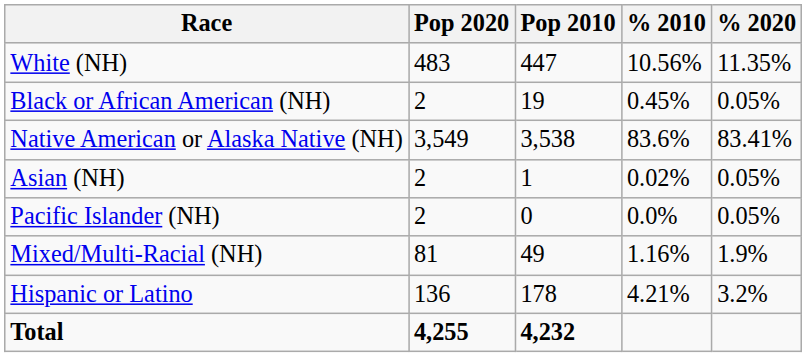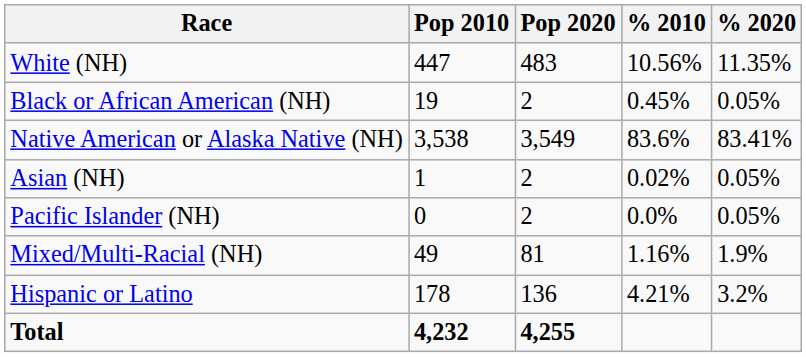columns swapped: (568, 23) <-> (462, 23)
